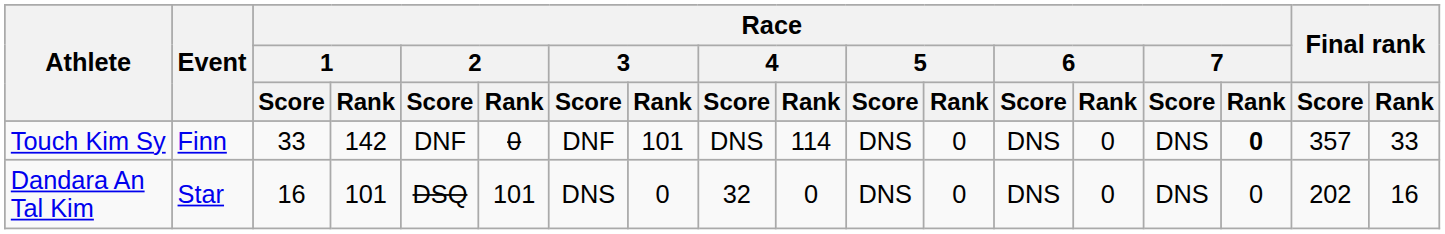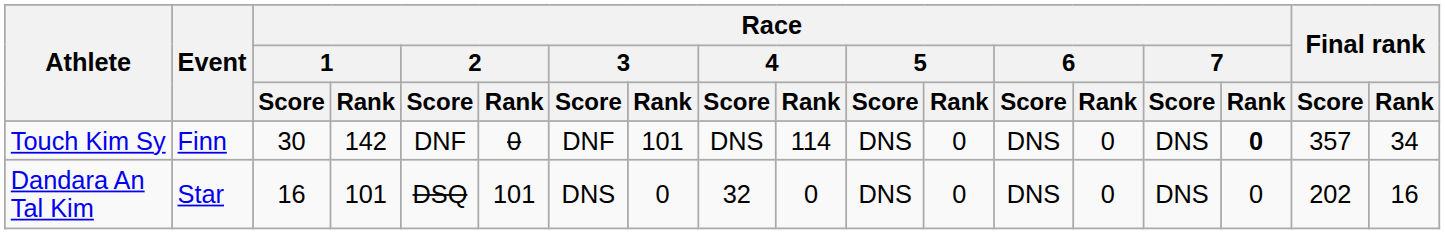(292, 141) 33 -> (292, 141) 30
(1405, 141) 33 -> (1405, 141) 34
